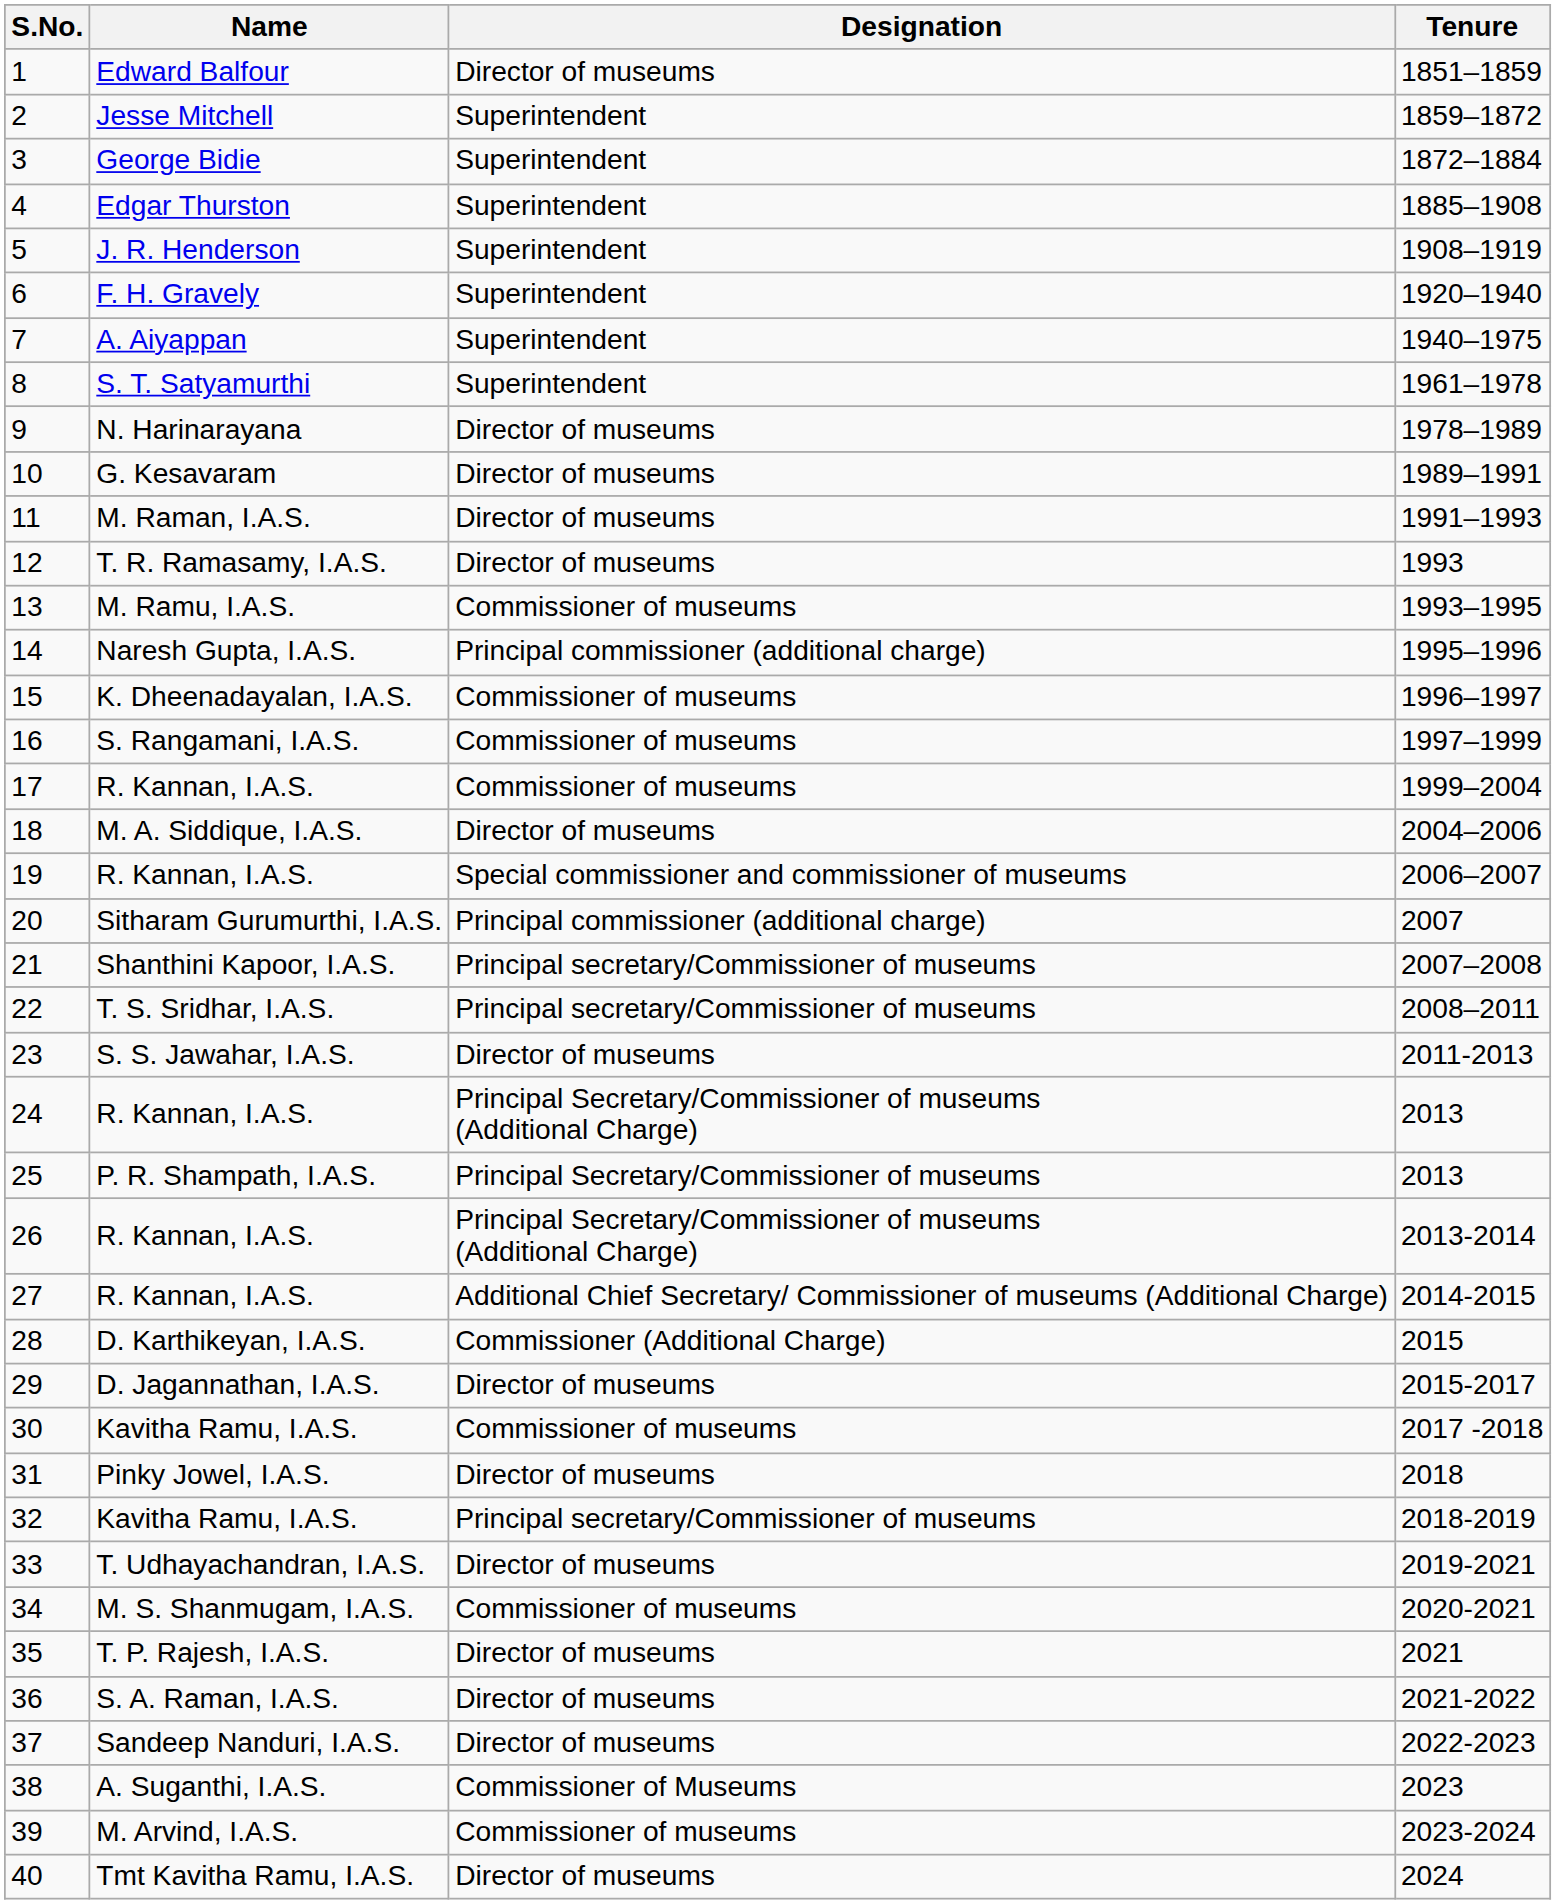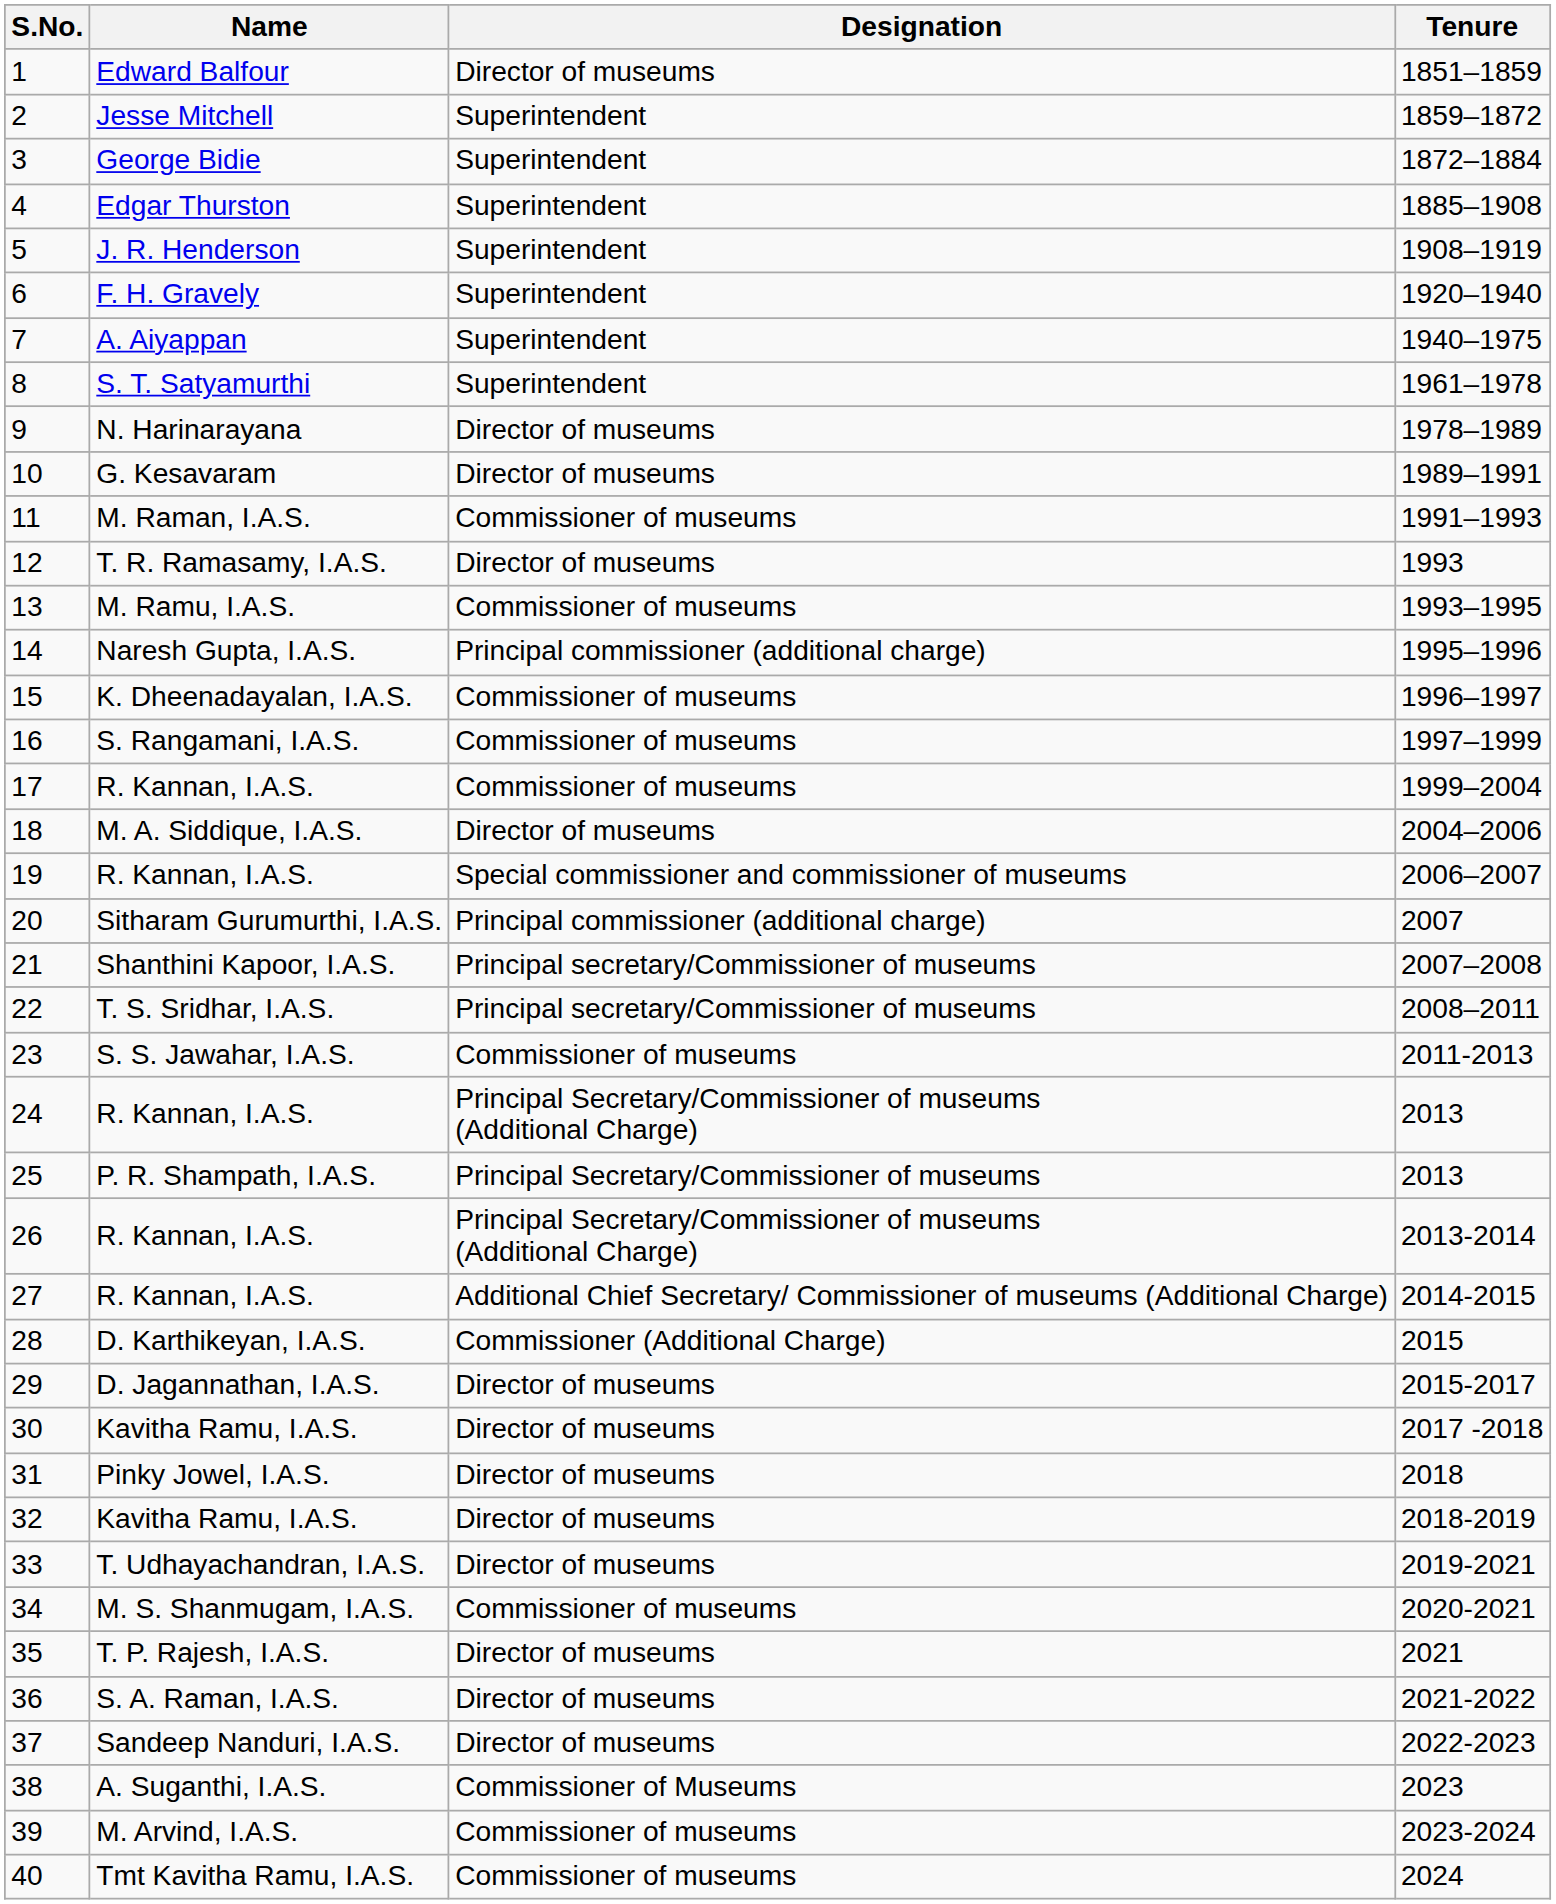(585, 518) Director of museums -> (626, 518) Commissioner of museums
(585, 1054) Director of museums -> (626, 1054) Commissioner of museums
(626, 1429) Commissioner of museums -> (585, 1429) Director of museums
(745, 1519) Principal secretary/Commissioner of museums -> (585, 1519) Director of museums
(585, 1876) Director of museums -> (626, 1876) Commissioner of museums
